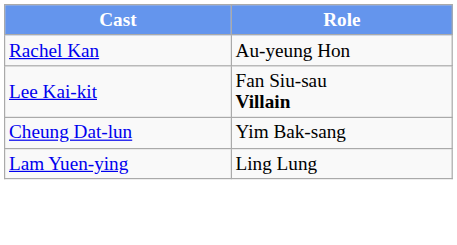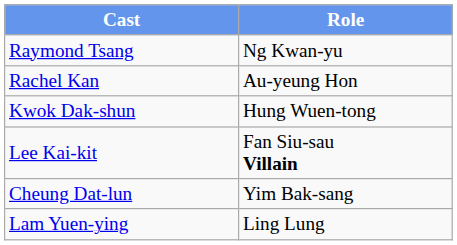+ row: (71, 50)
+ row: (72, 111)
